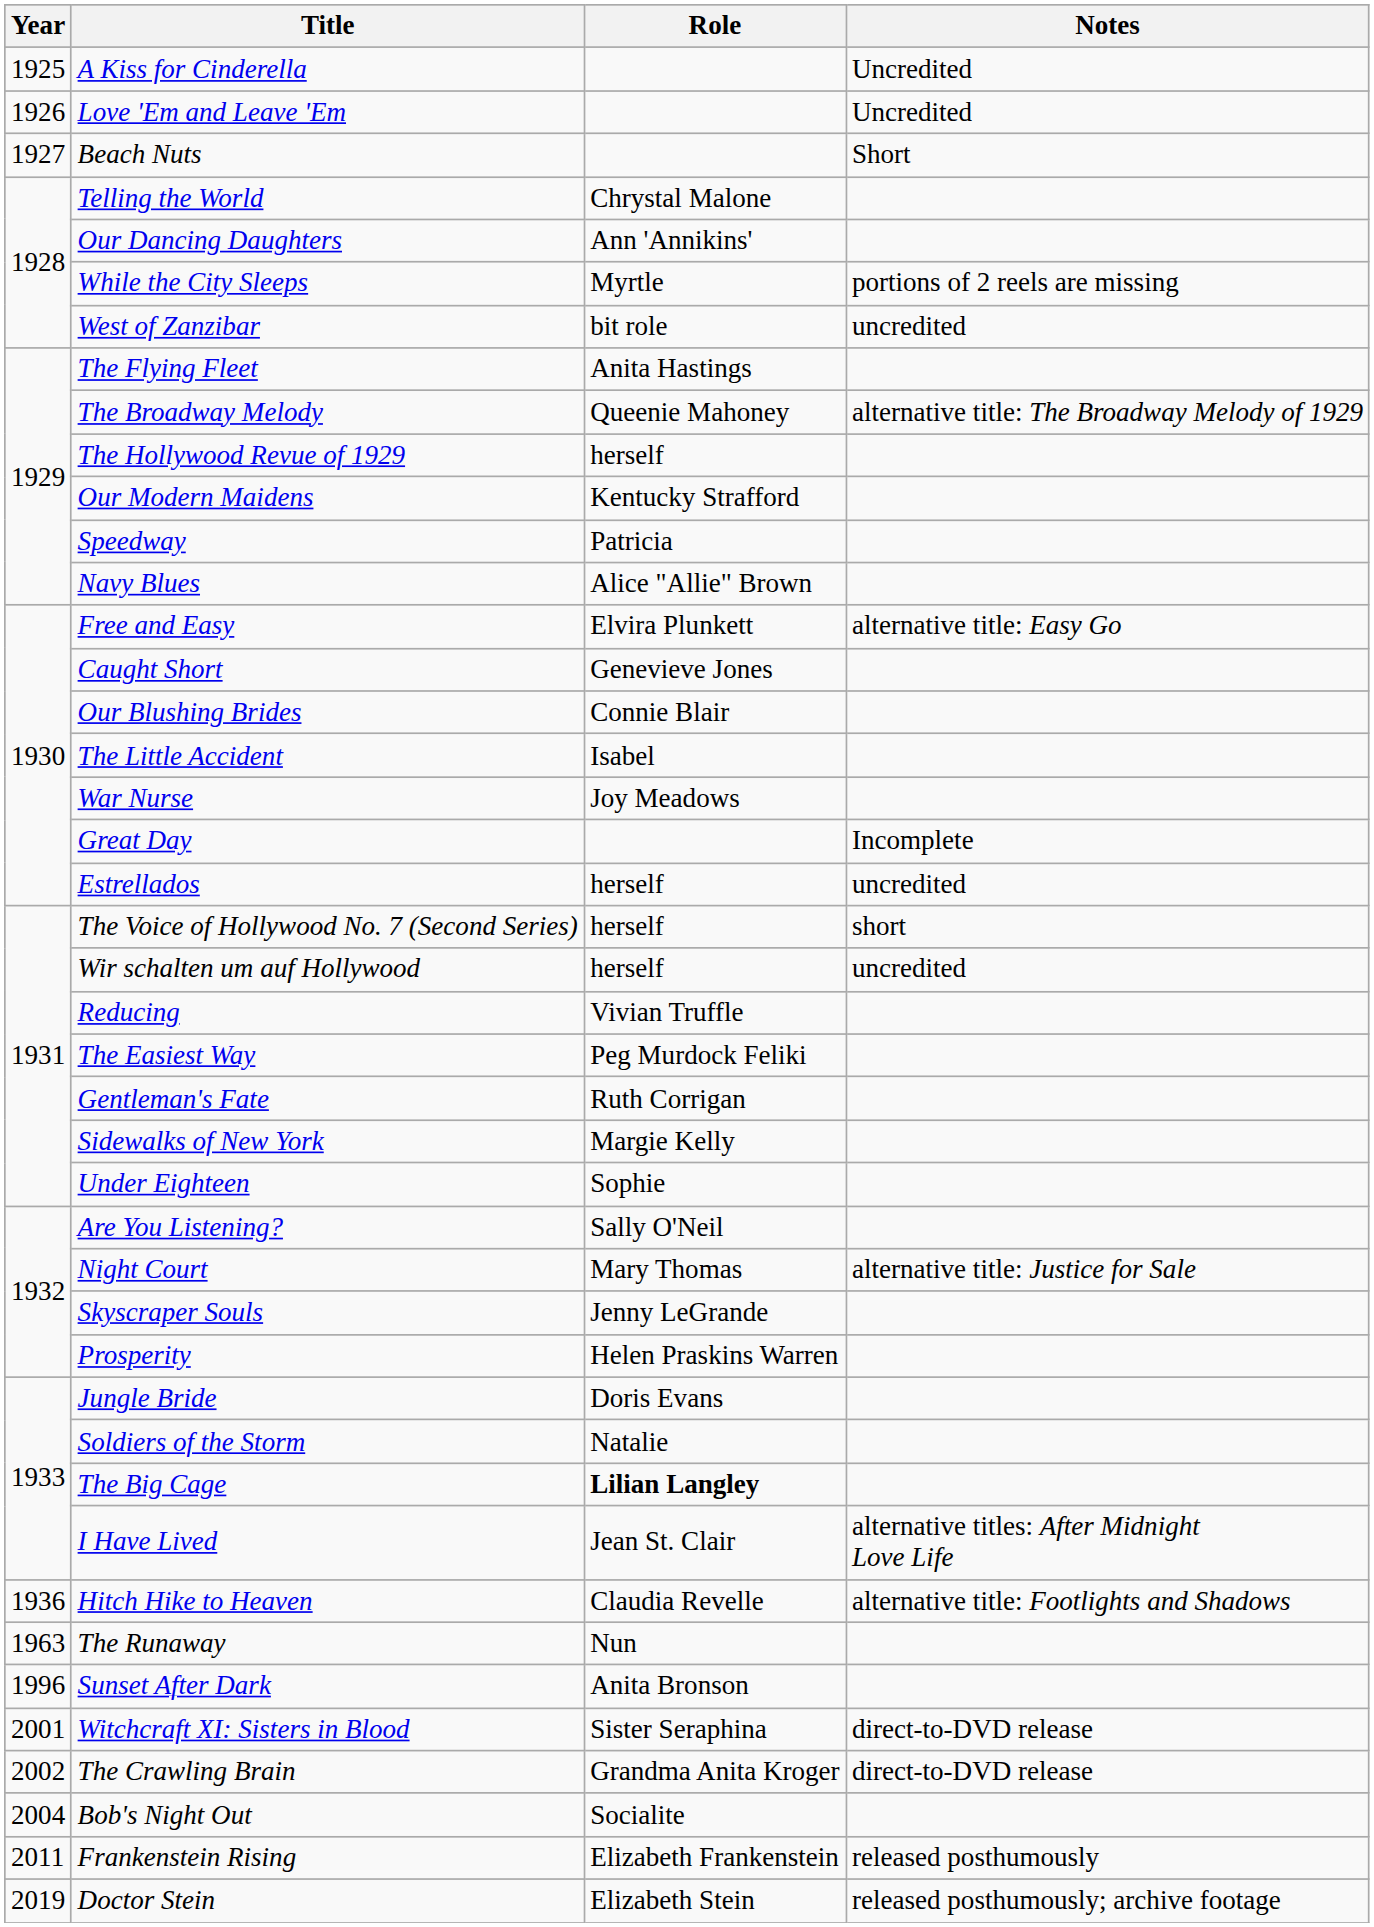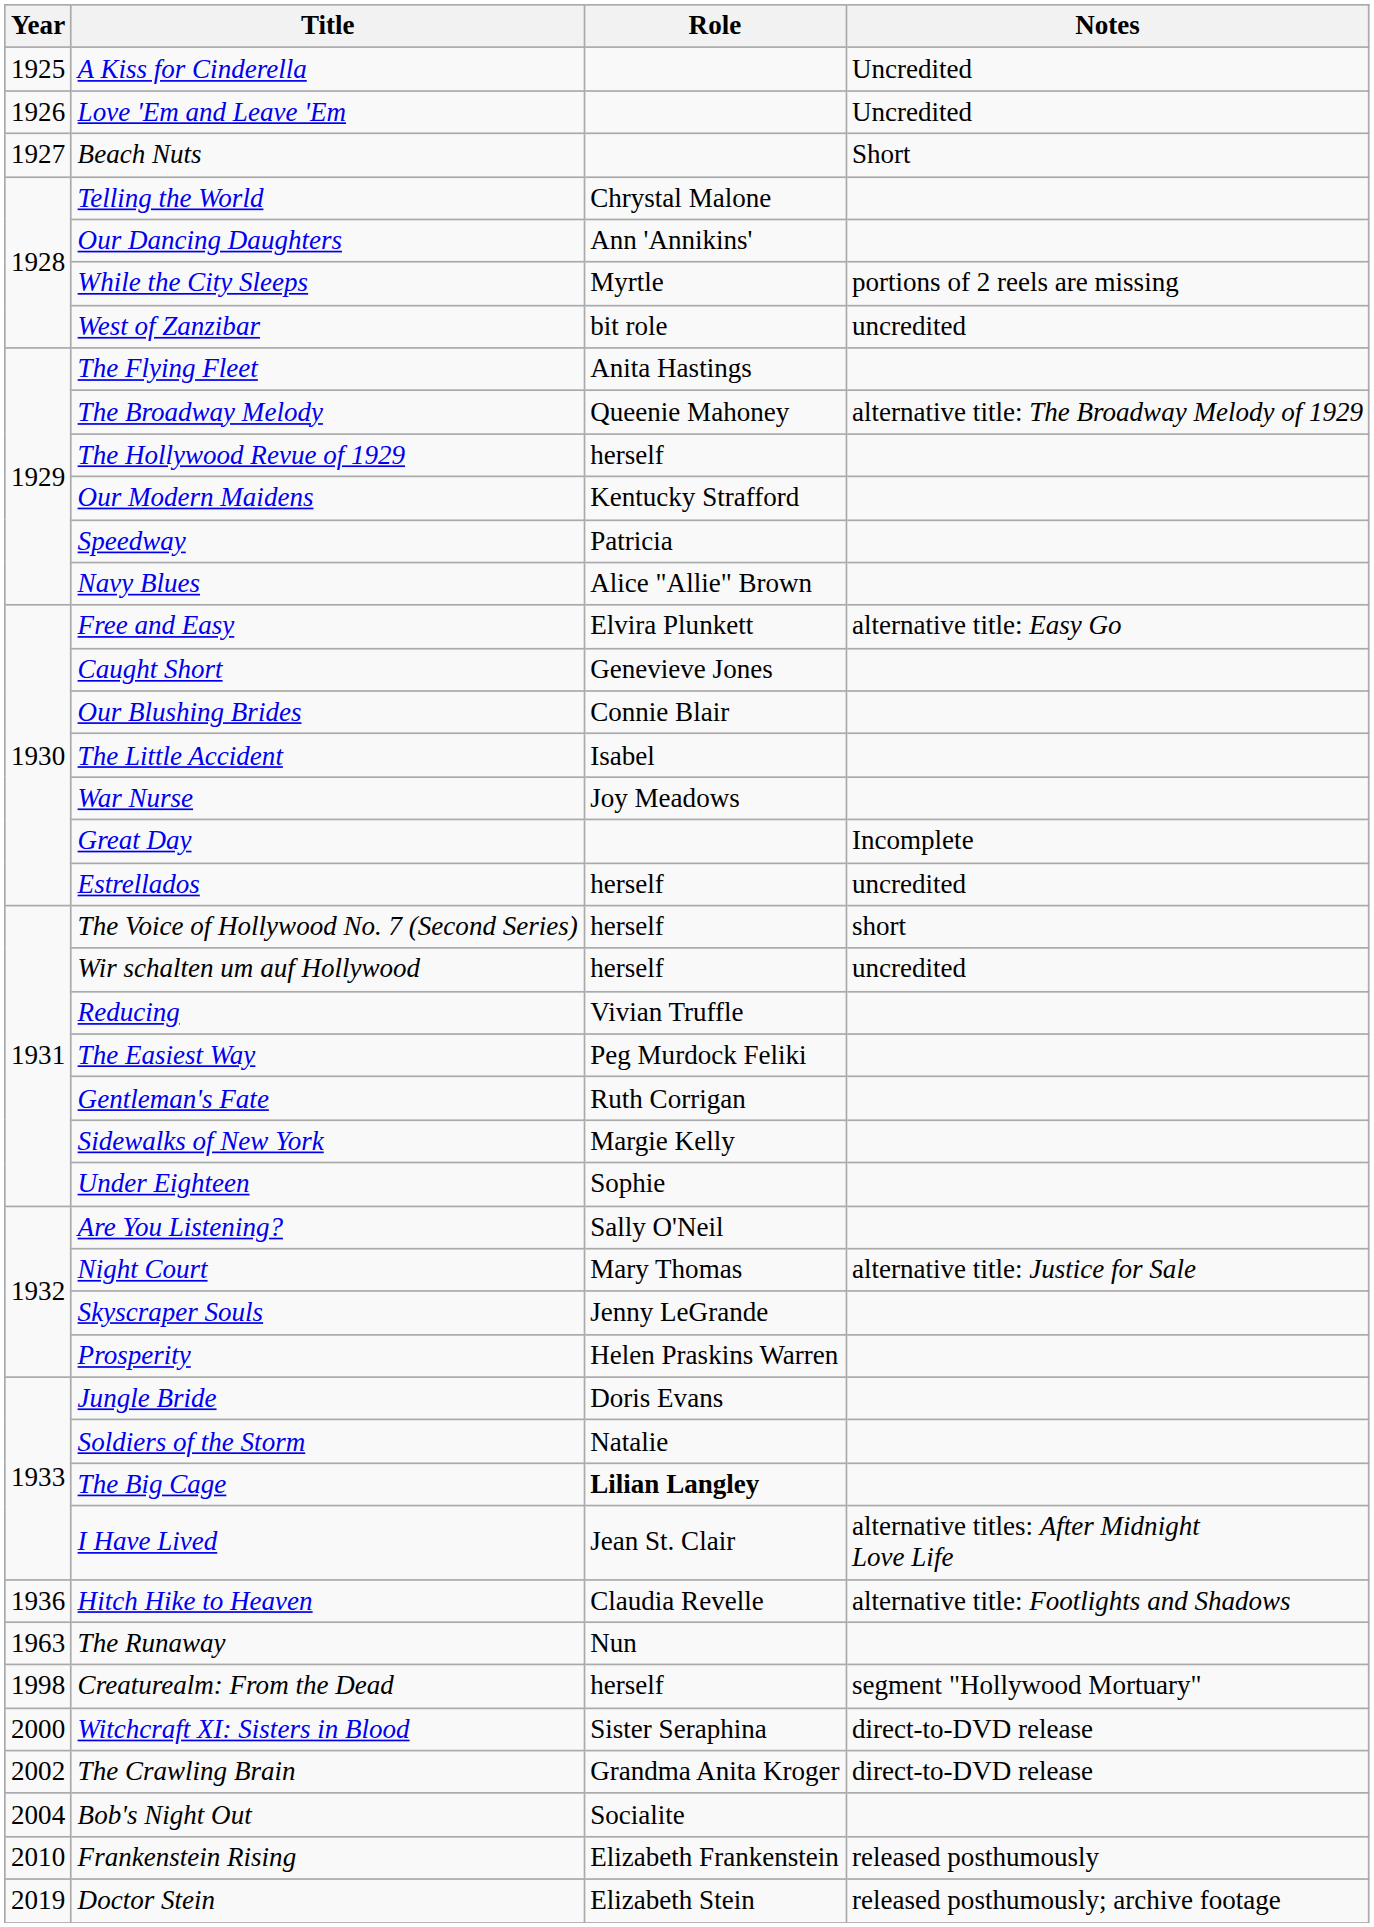- row: (174, 1685)
+ row: (236, 1685)
(38, 1728) 2001 -> (38, 1728) 2000
(38, 1857) 2011 -> (38, 1857) 2010
